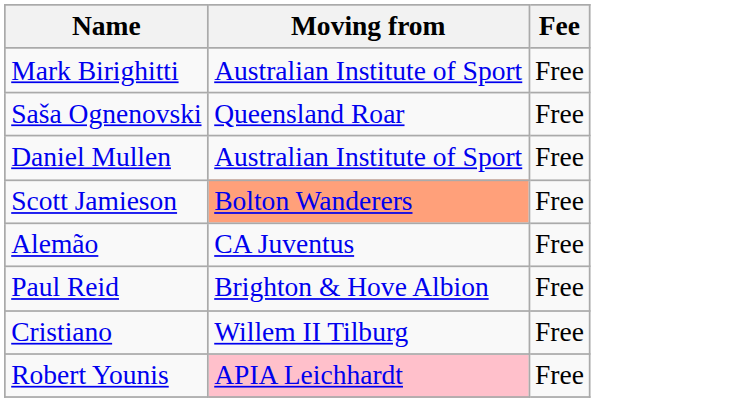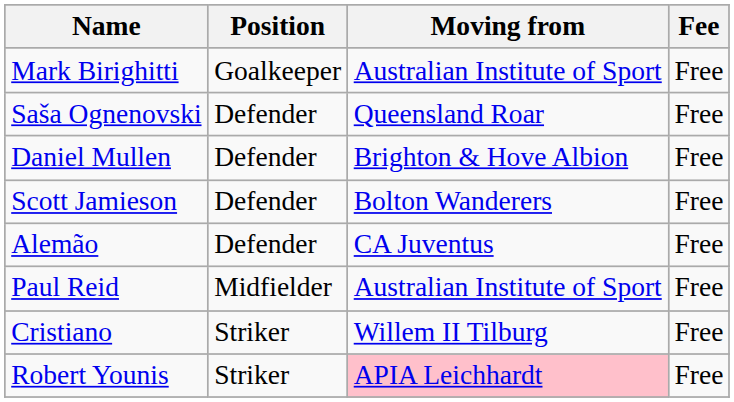+ column: (278, 26)
(368, 157) Australian Institute of Sport -> (491, 157) Brighton & Hove Albion
(313, 200) lightsalmon background -> (453, 200) no background
(351, 288) Brighton & Hove Albion -> (508, 288) Australian Institute of Sport
